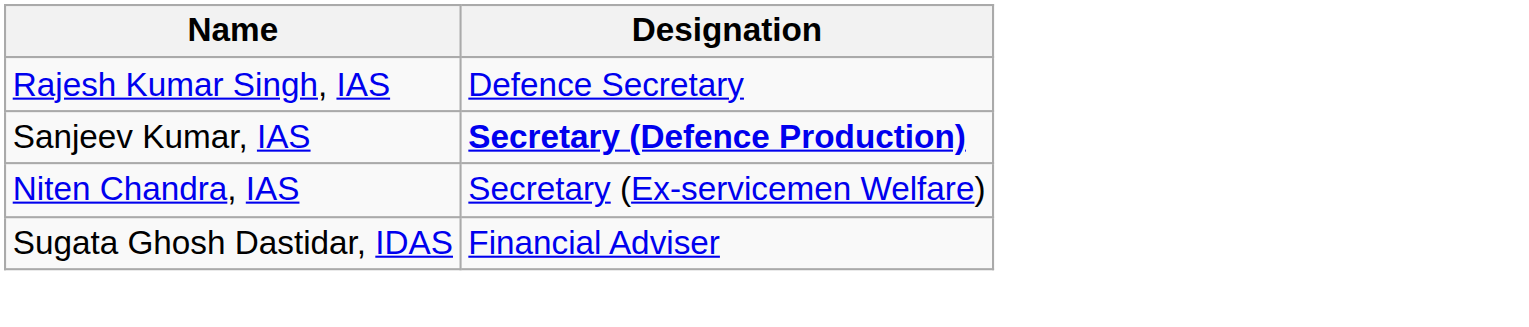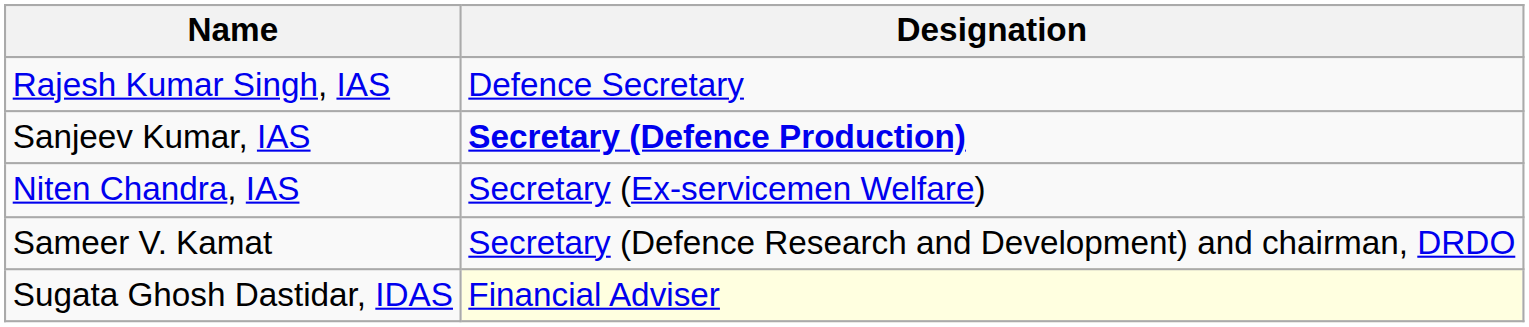+ row: (143, 242)
(594, 242) no background -> (594, 294) lightyellow background
